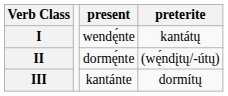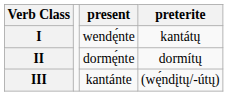(180, 58) (wę́ndįtų/-útų) -> (180, 58) dormítų
(180, 79) dormítų -> (180, 79) (wę́ndįtų/-útų)
